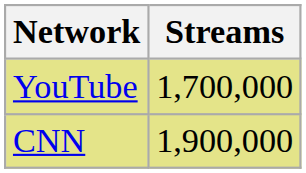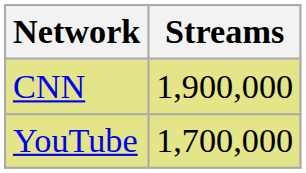rows swapped: (75, 85) <-> (49, 140)
